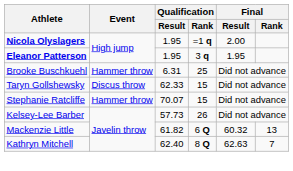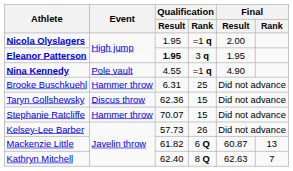(172, 56) normal -> (172, 56) bold
+ row: (38, 70)
(172, 85) 62.33 -> (172, 100) 62.36
(236, 130) 60.32 -> (236, 144) 60.87
